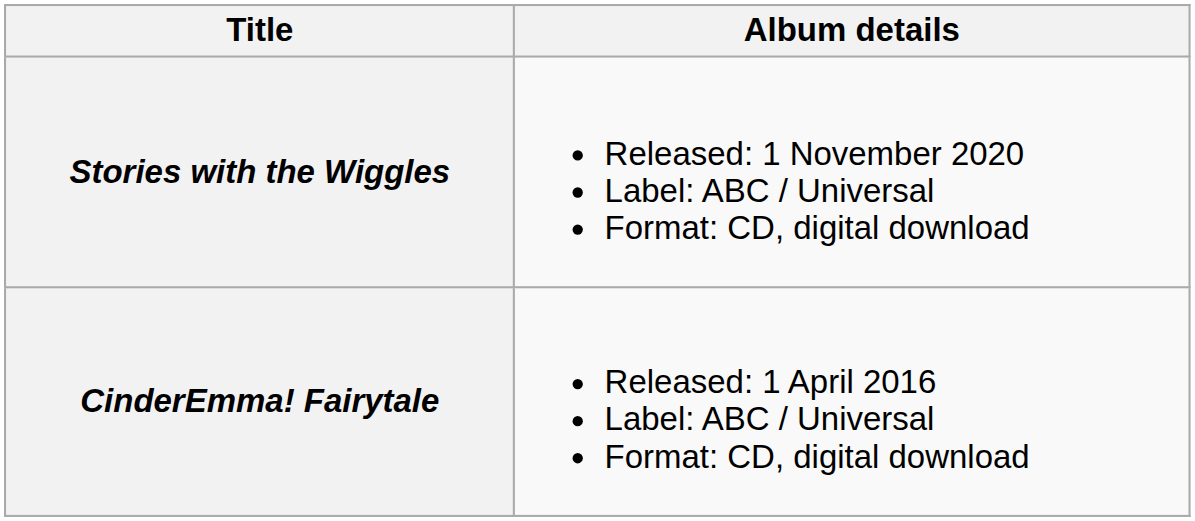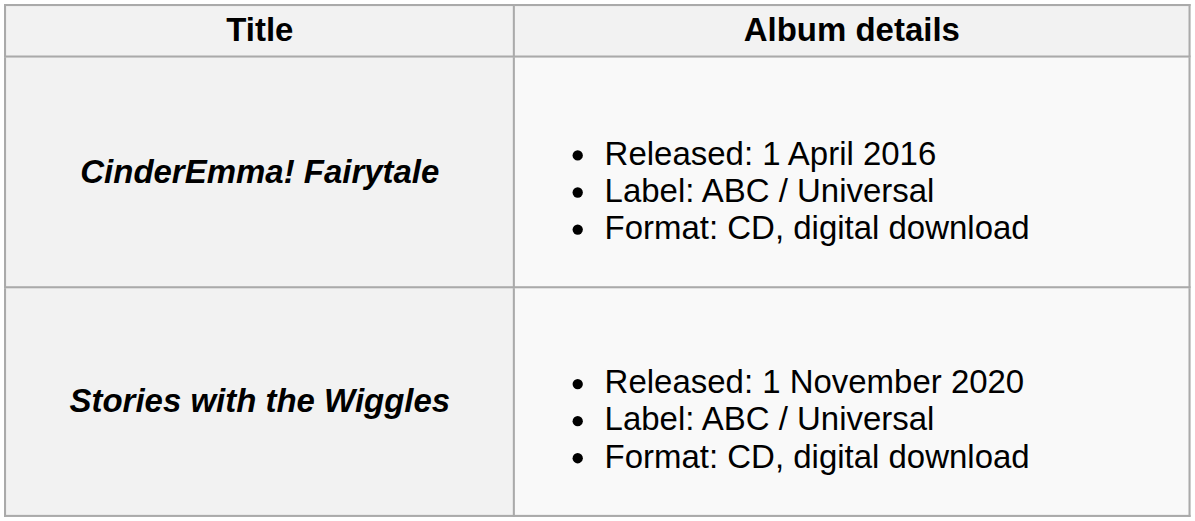rows swapped: (260, 400) <-> (260, 171)
